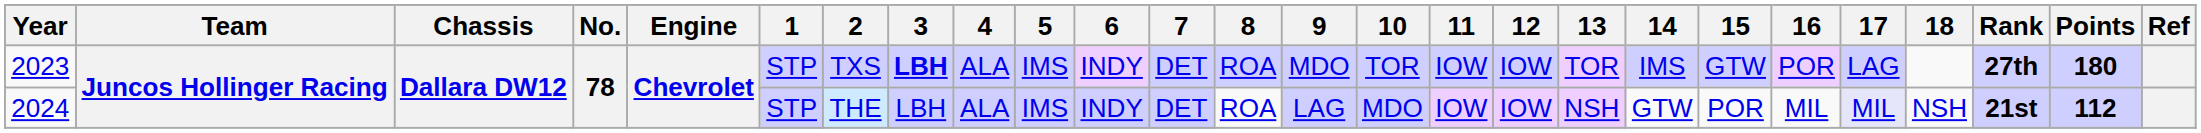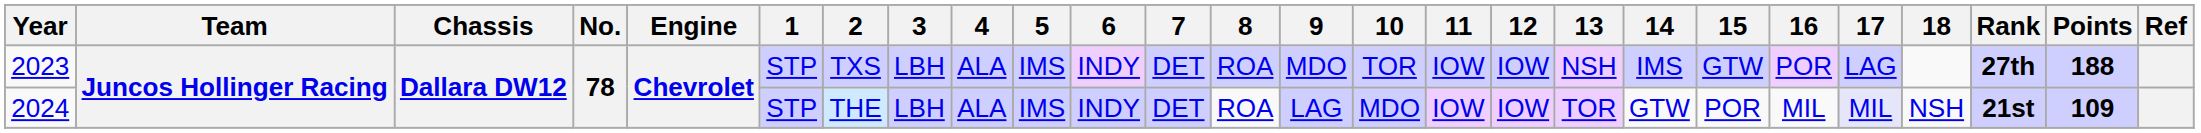(921, 66) bold -> (919, 66) normal
(1592, 66) TOR -> (1589, 66) NSH
(2095, 66) 180 -> (2093, 66) 188
(1592, 107) NSH -> (1589, 107) TOR
(2095, 107) 112 -> (2093, 107) 109
